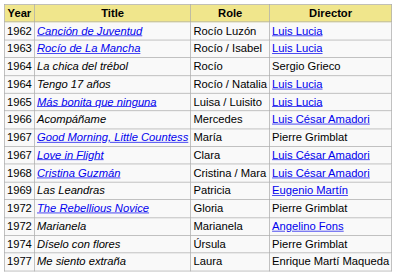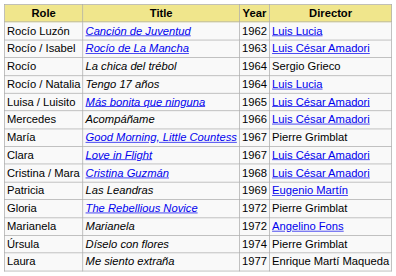columns swapped: (19, 13) <-> (230, 13)
(297, 48) Luis Lucia -> (321, 48) Luis César Amadori
(297, 102) Luis Lucia -> (321, 102) Luis César Amadori
